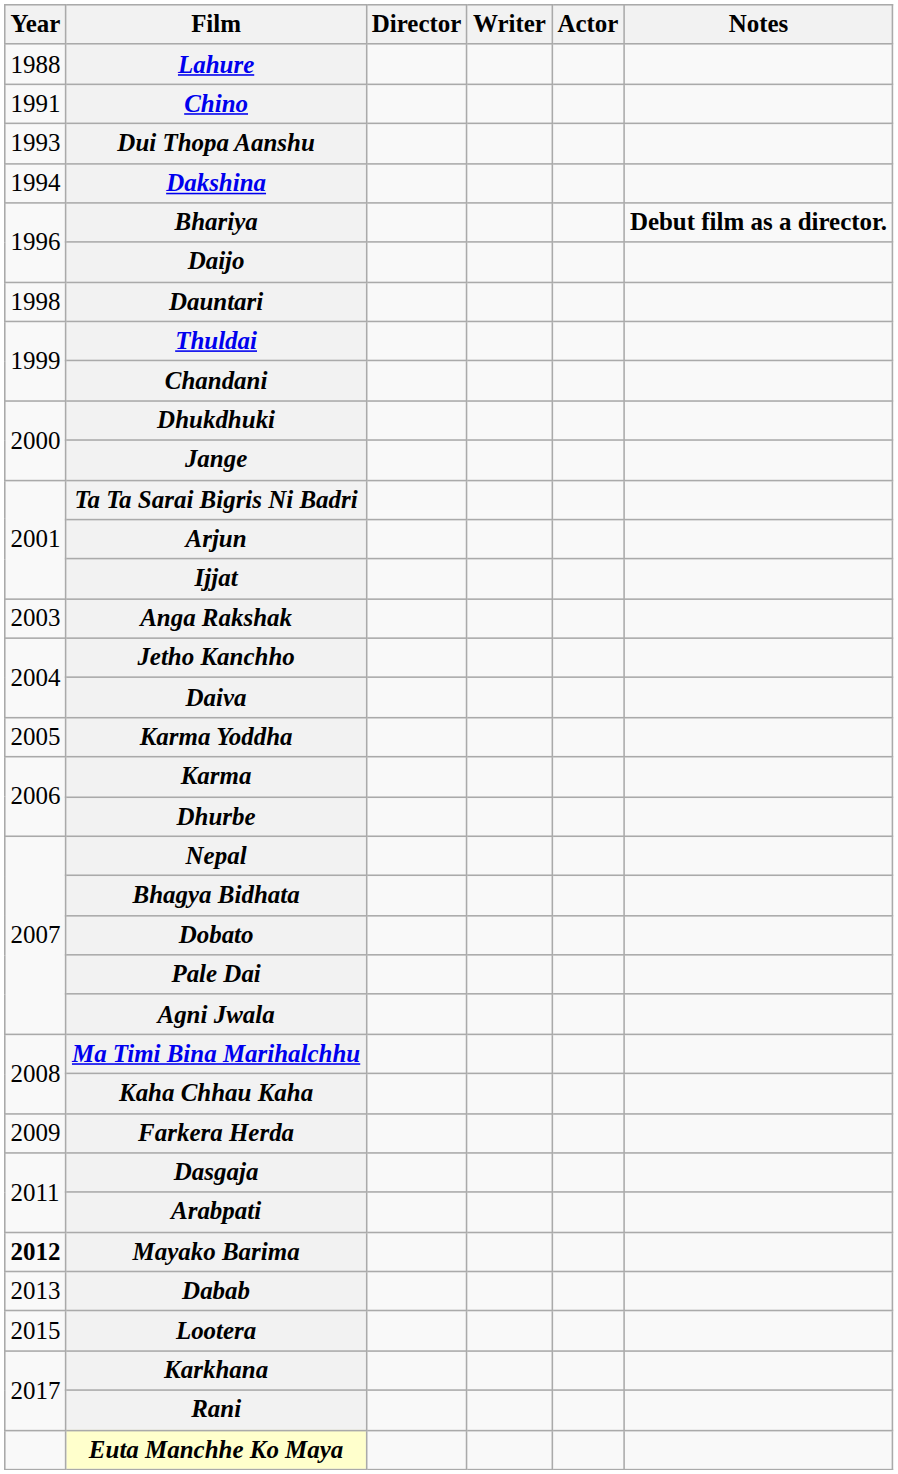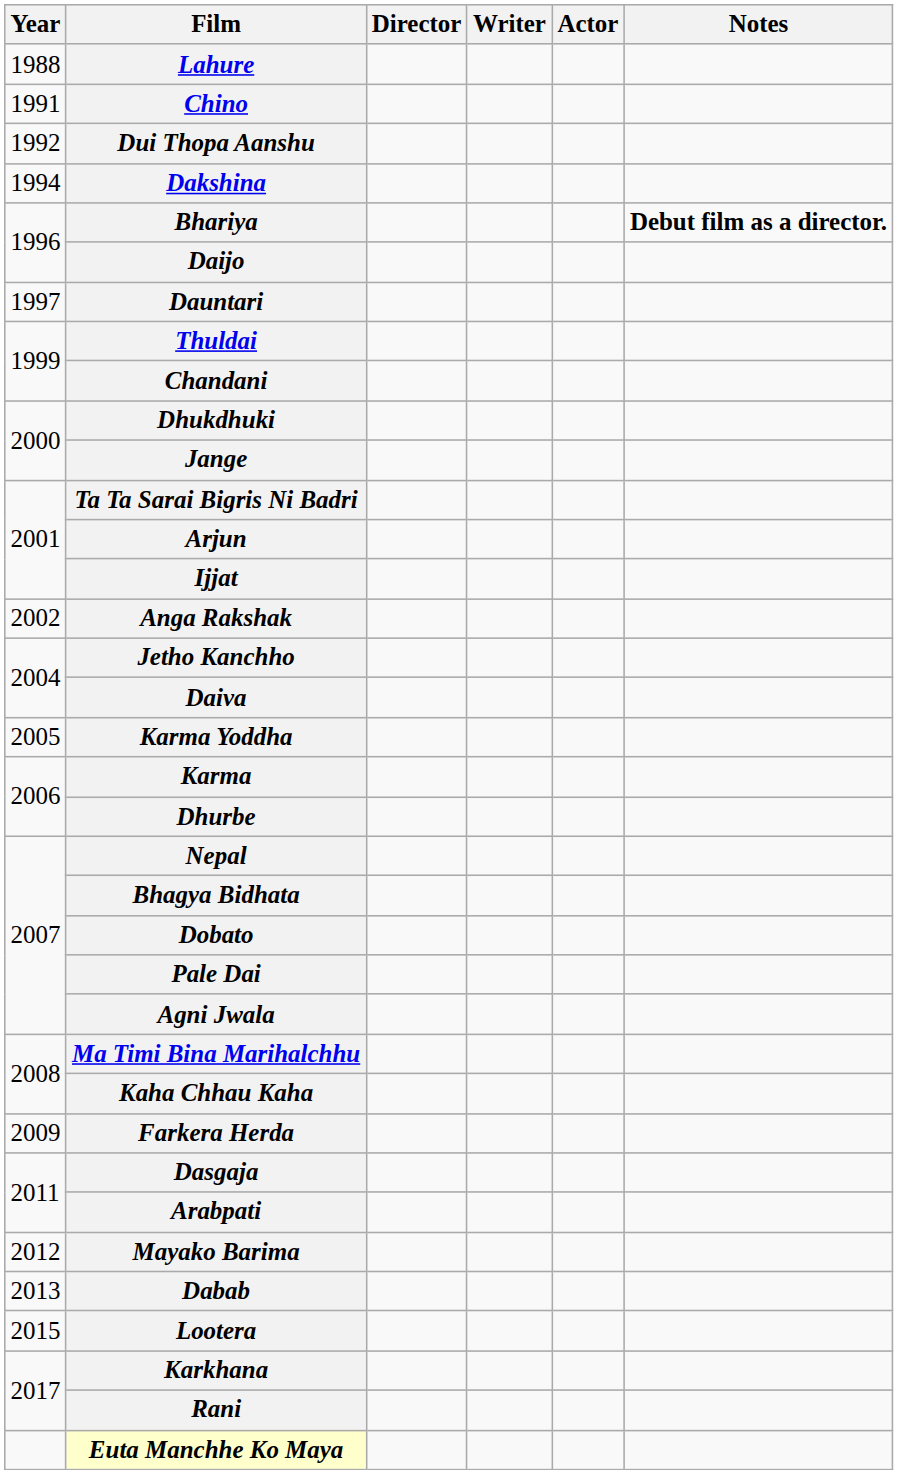(35, 143) 1993 -> (35, 143) 1992
(35, 301) 1998 -> (35, 301) 1997
(35, 618) 2003 -> (35, 618) 2002
(35, 1251) bold -> (35, 1251) normal
